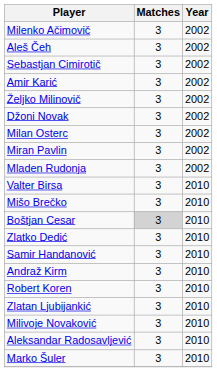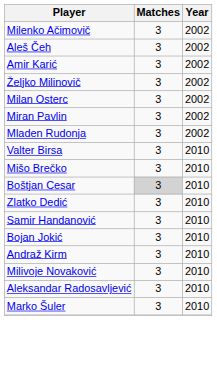- row: (54, 64)
- row: (38, 116)
+ row: (35, 237)
- row: (39, 289)
- row: (49, 306)
